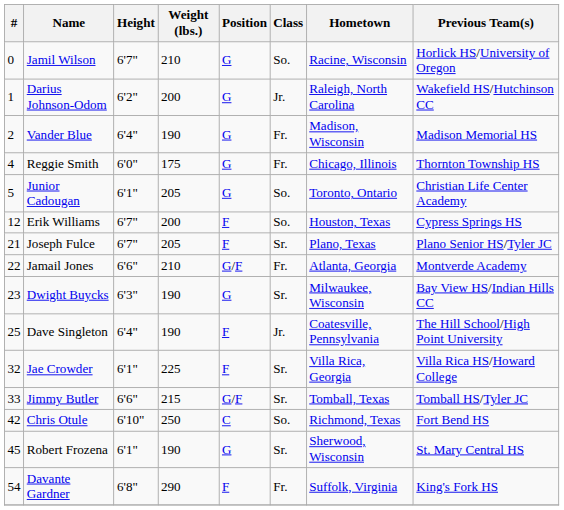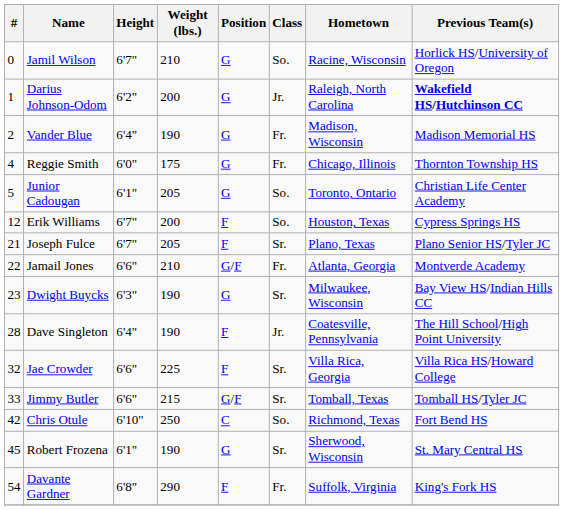(485, 97) normal -> (469, 97) bold
(14, 332) 25 -> (14, 332) 28
(127, 369) 6'1" -> (127, 369) 6'6"
